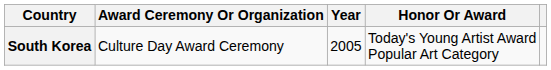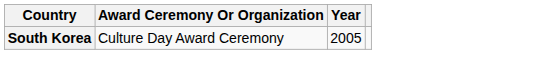- column: (452, 15)
